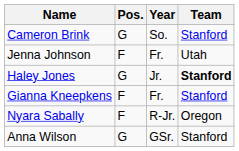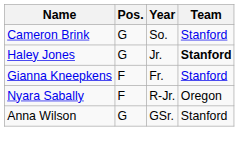- row: (49, 54)
